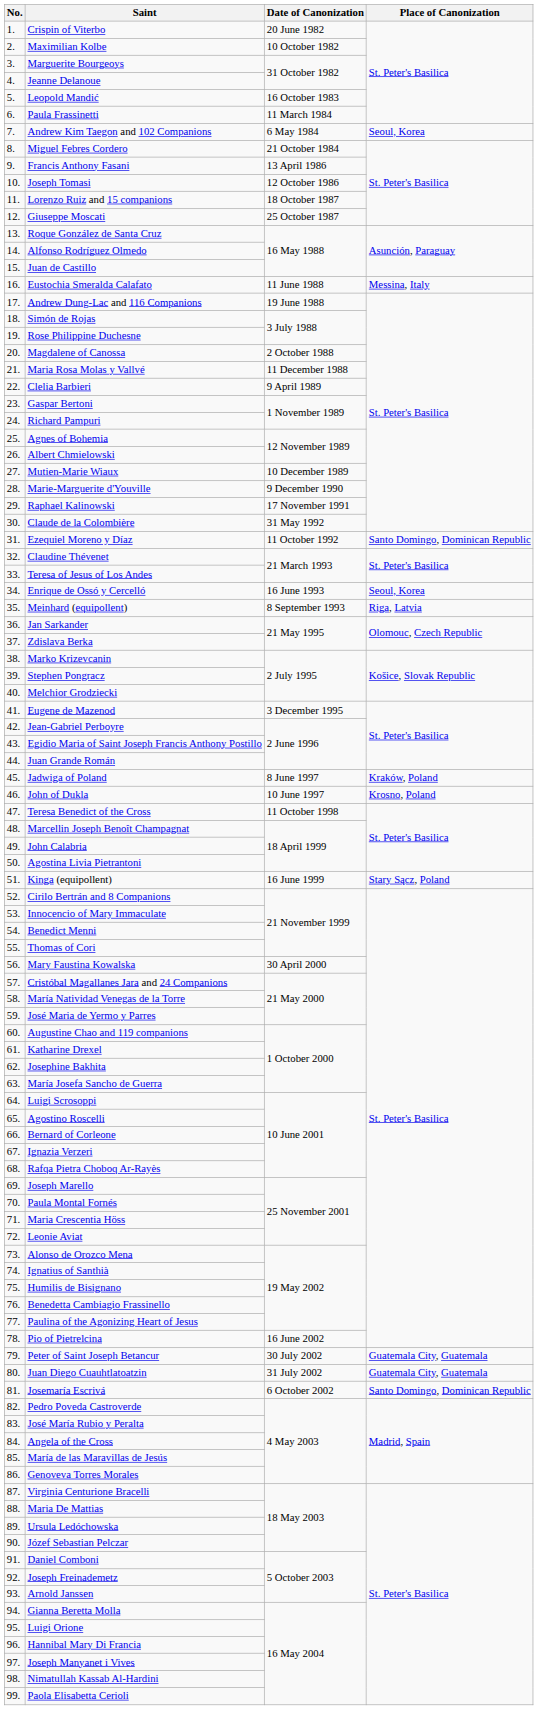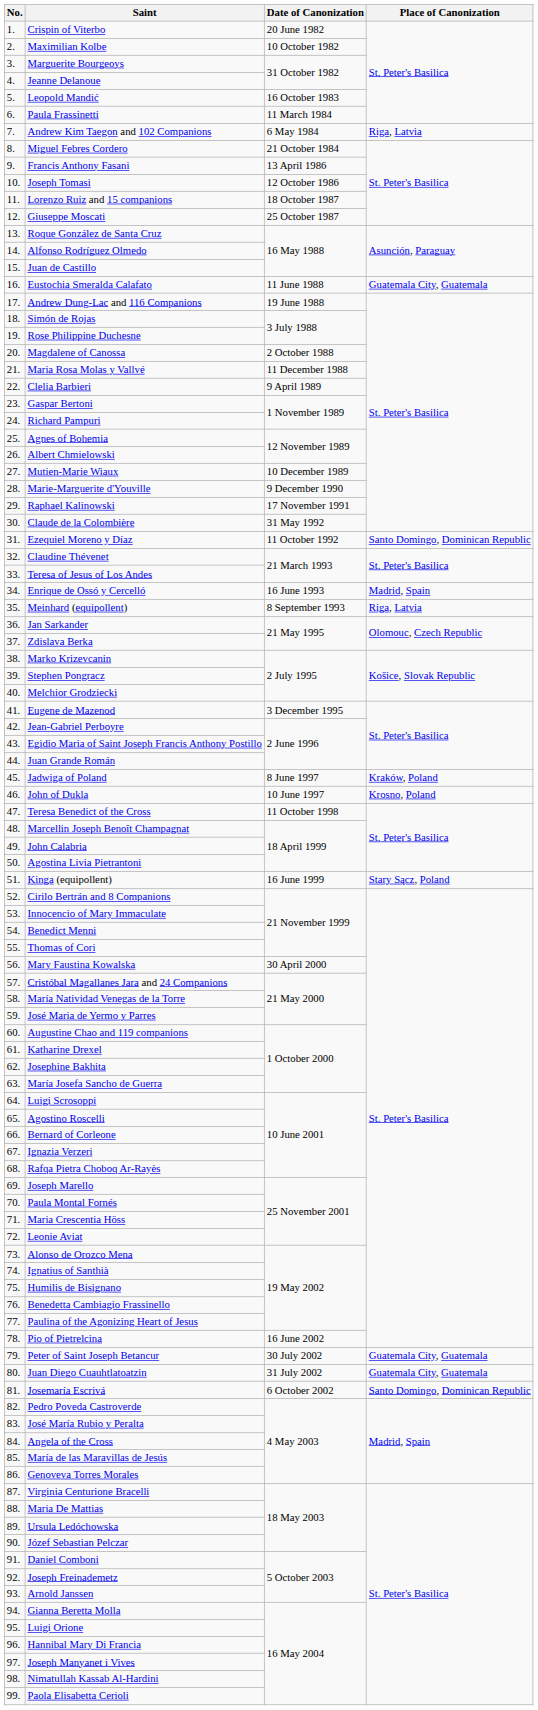(397, 132) Seoul, Korea -> (395, 132) Riga, Latvia
(399, 285) Messina, Italy -> (428, 285) Guatemala City, Guatemala
(397, 591) Seoul, Korea -> (400, 591) Madrid, Spain
